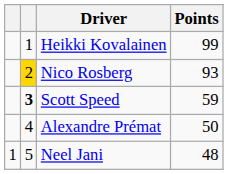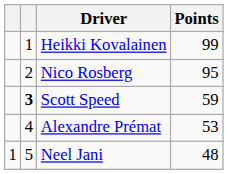(29, 72) gold background -> (29, 72) no background
(210, 72) 93 -> (210, 72) 95
(210, 127) 50 -> (210, 127) 53
